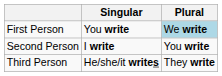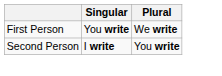(185, 29) lightblue background -> (156, 29) no background
- row: (37, 63)
